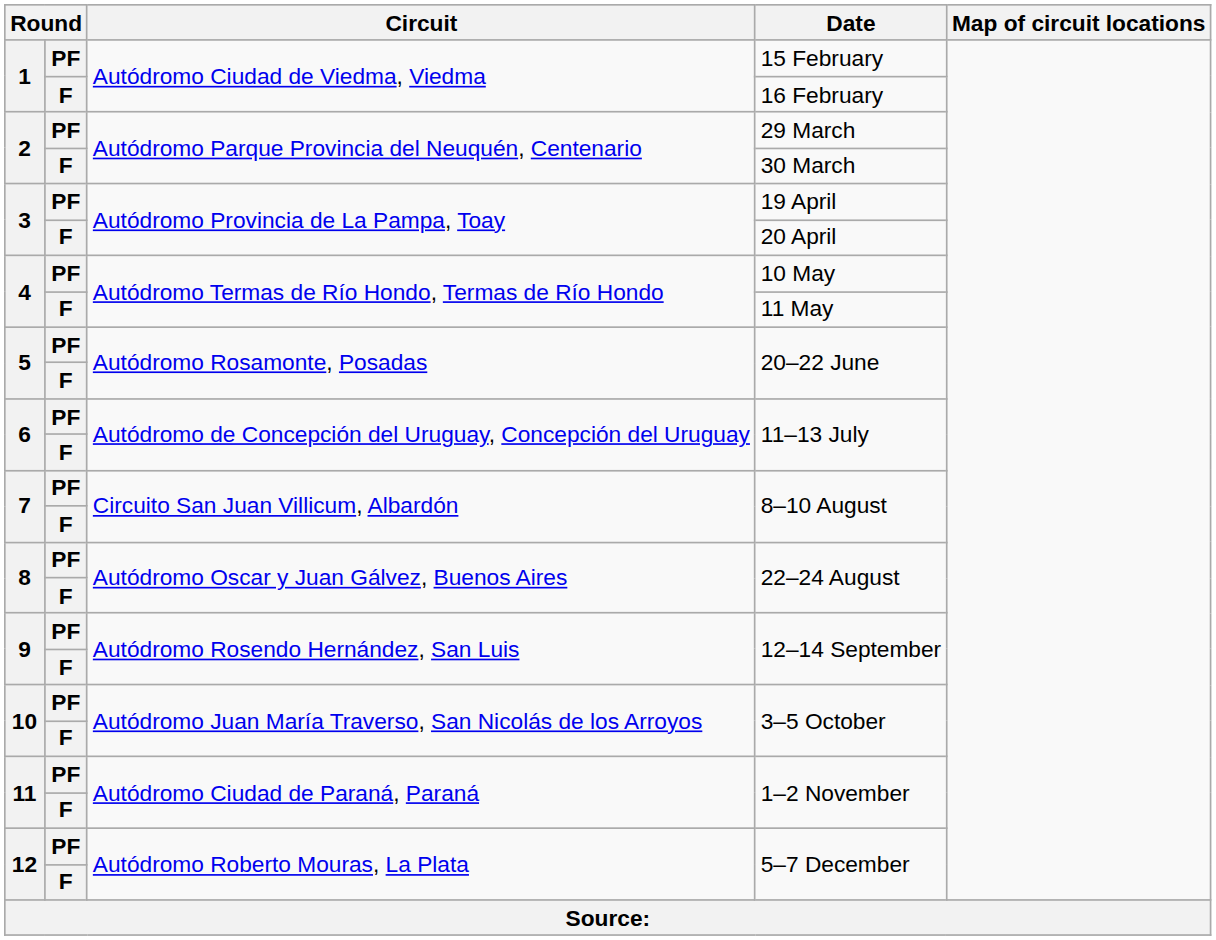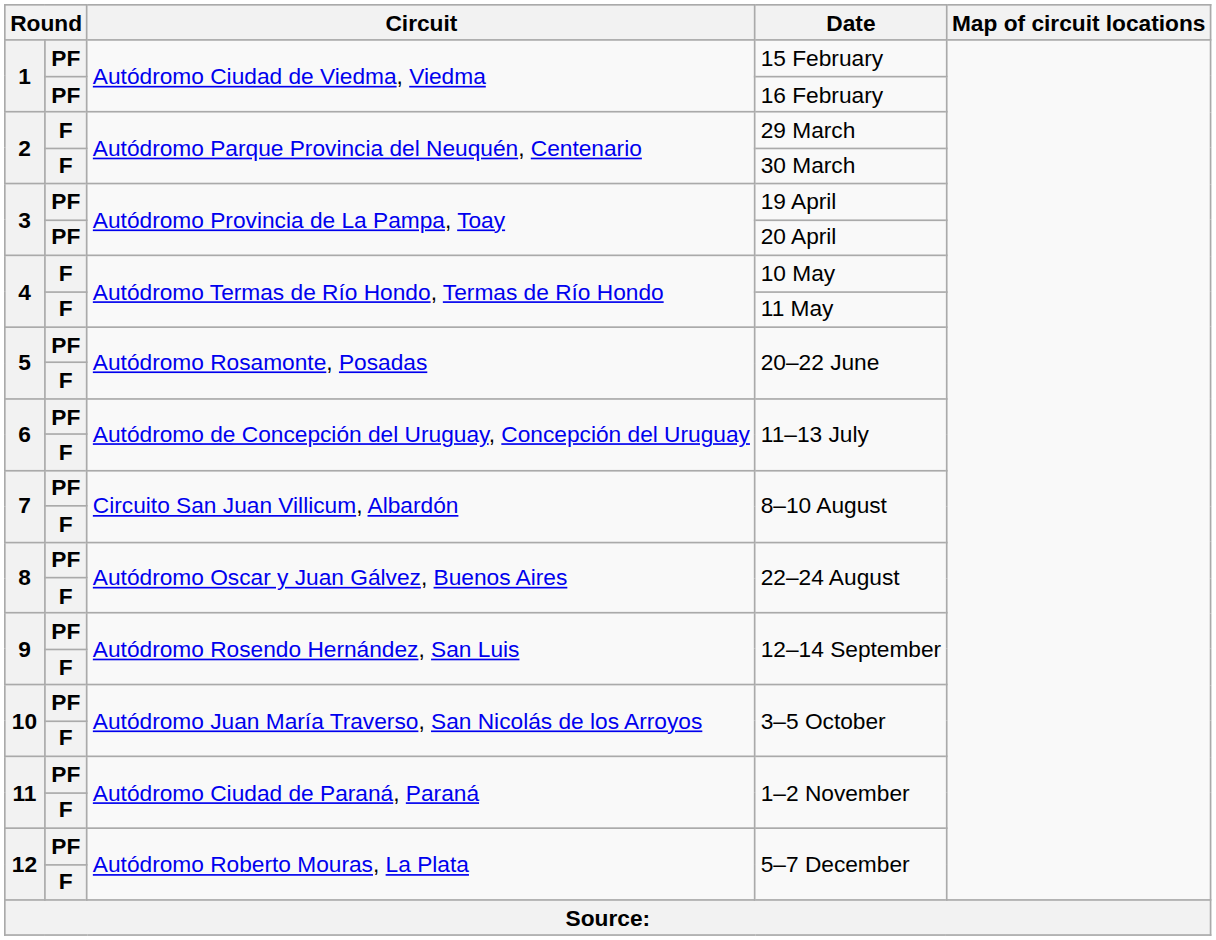(66, 94) F -> (66, 94) PF
(66, 130) PF -> (66, 130) F
(66, 237) F -> (66, 237) PF
(66, 273) PF -> (66, 273) F
